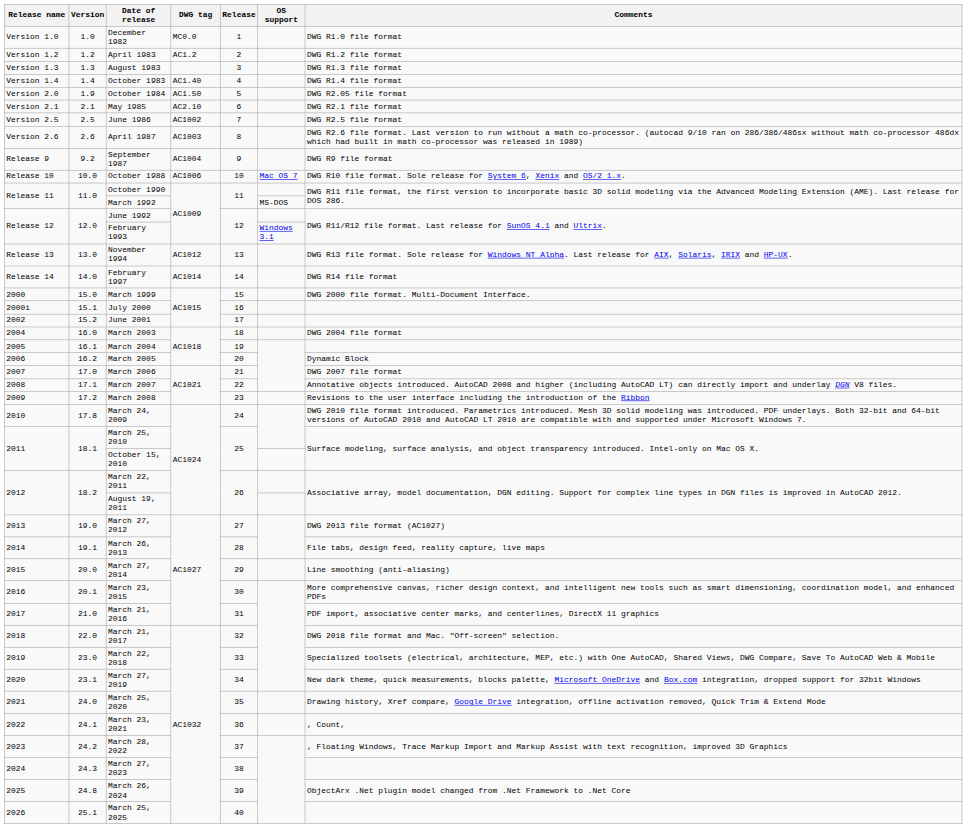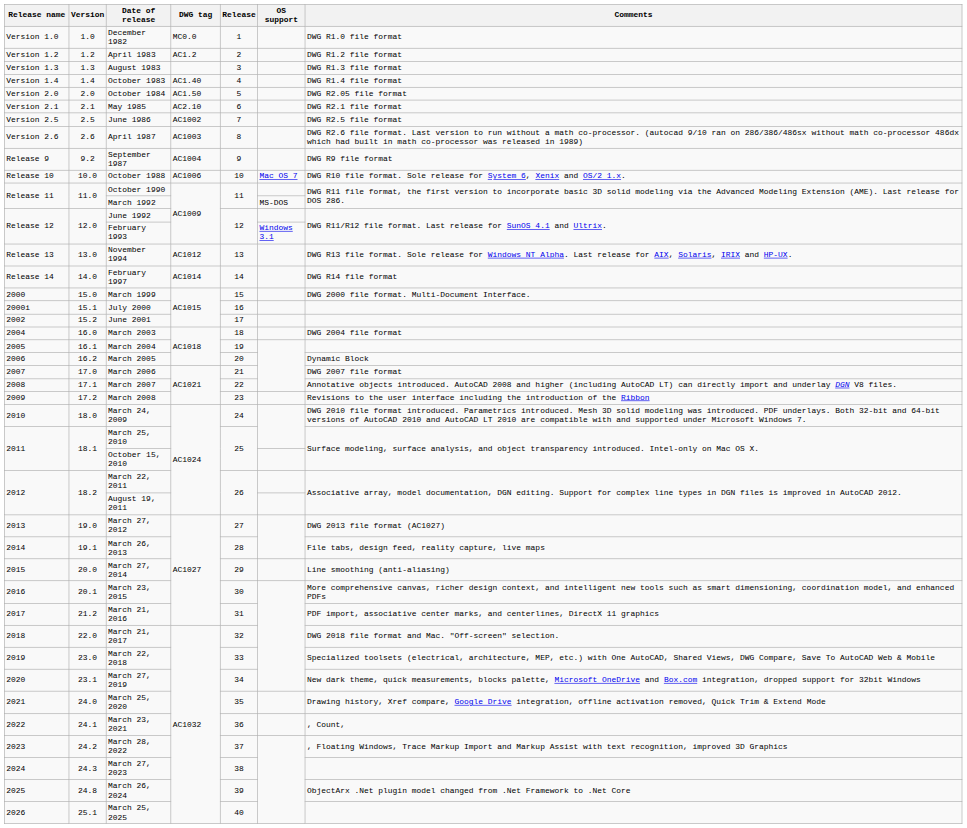(88, 94) 1.9 -> (88, 94) 2.0
(88, 415) 17.8 -> (88, 415) 18.0
(88, 614) 21.0 -> (88, 614) 21.2
